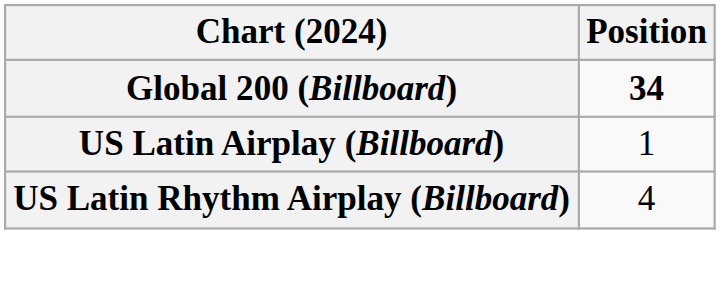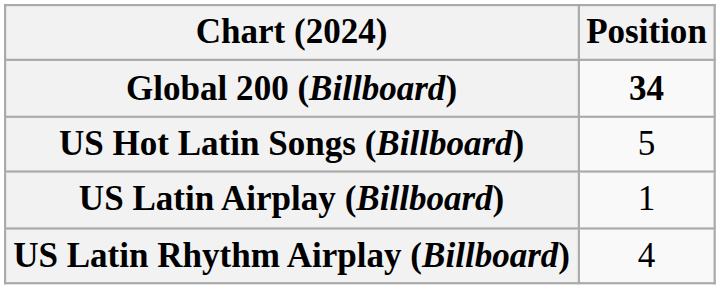+ row: (292, 143)
